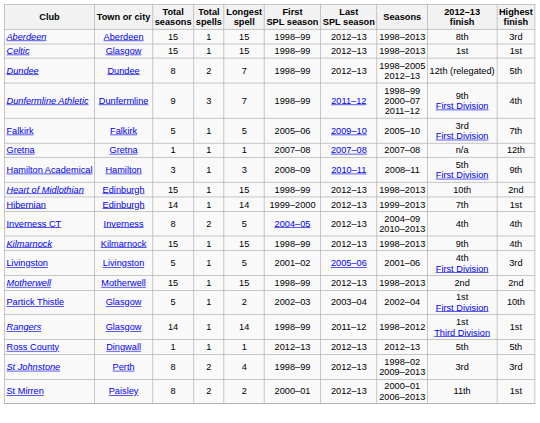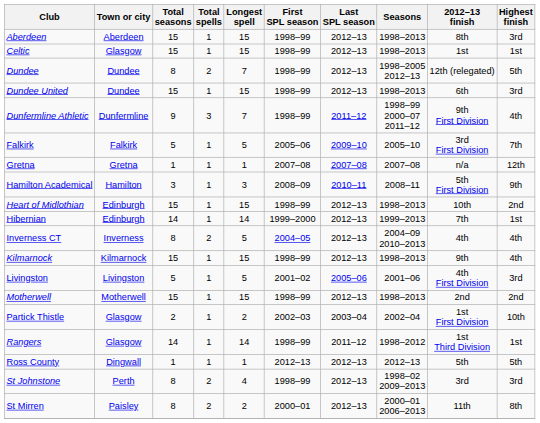+ row: (37, 91)
(173, 303) 5 -> (173, 317) 2
(516, 392) 1st -> (516, 406) 8th
